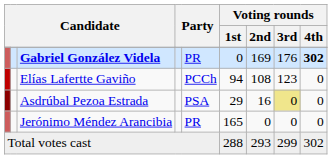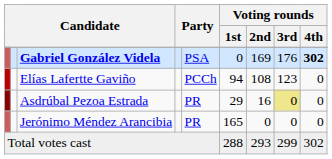(193, 57) PR -> (197, 57) PSA
(197, 100) PSA -> (193, 100) PR
